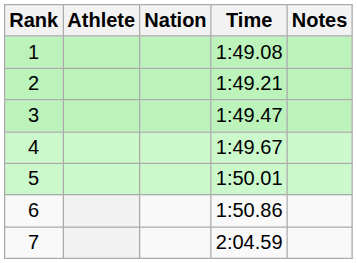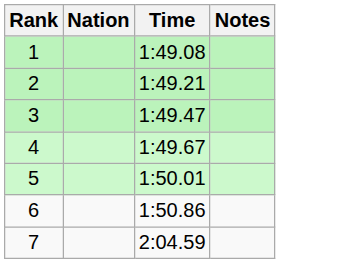- column: (101, 20)
